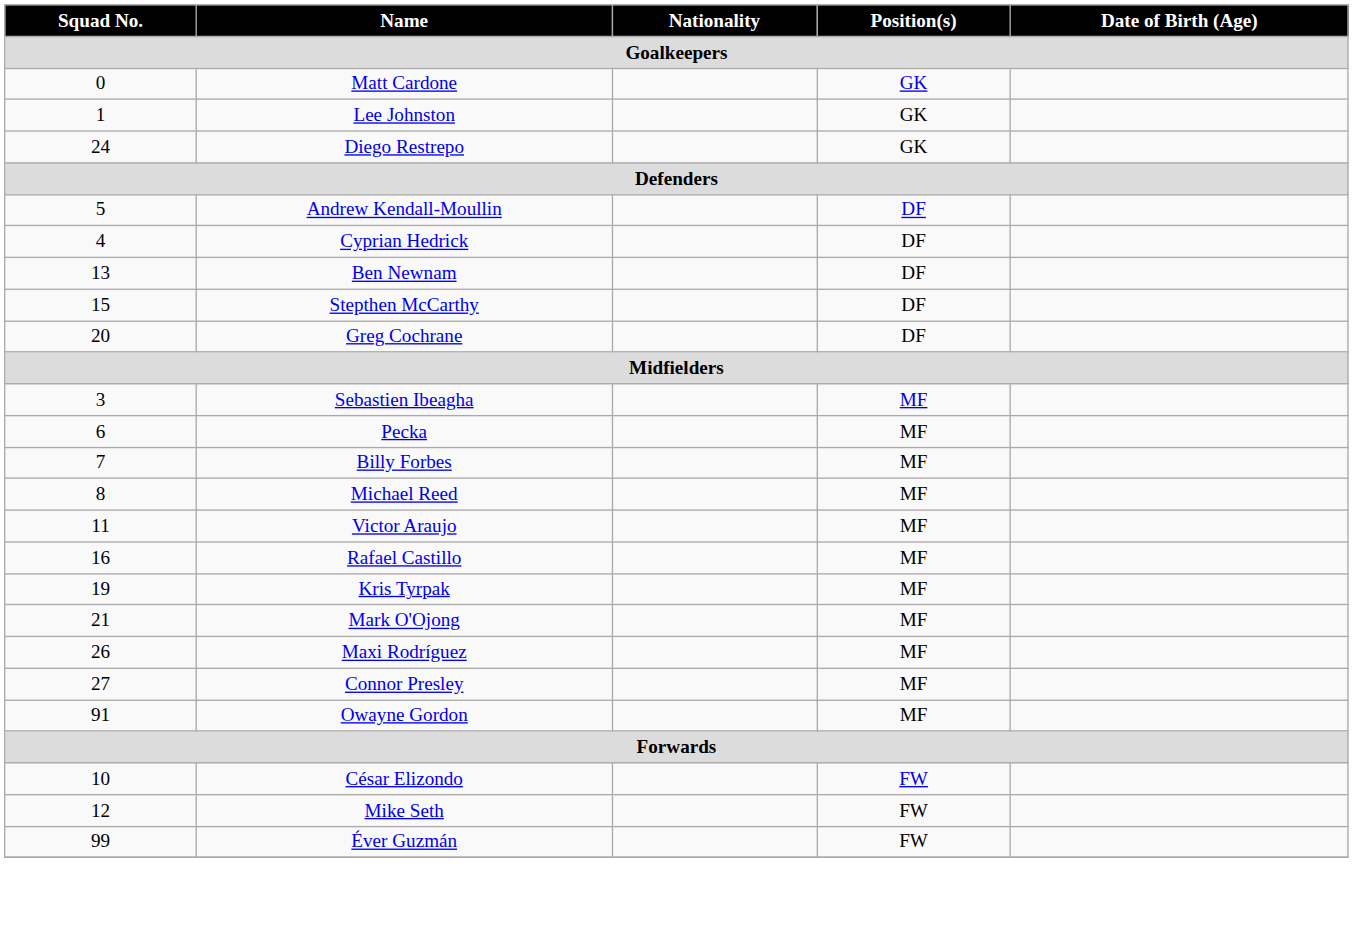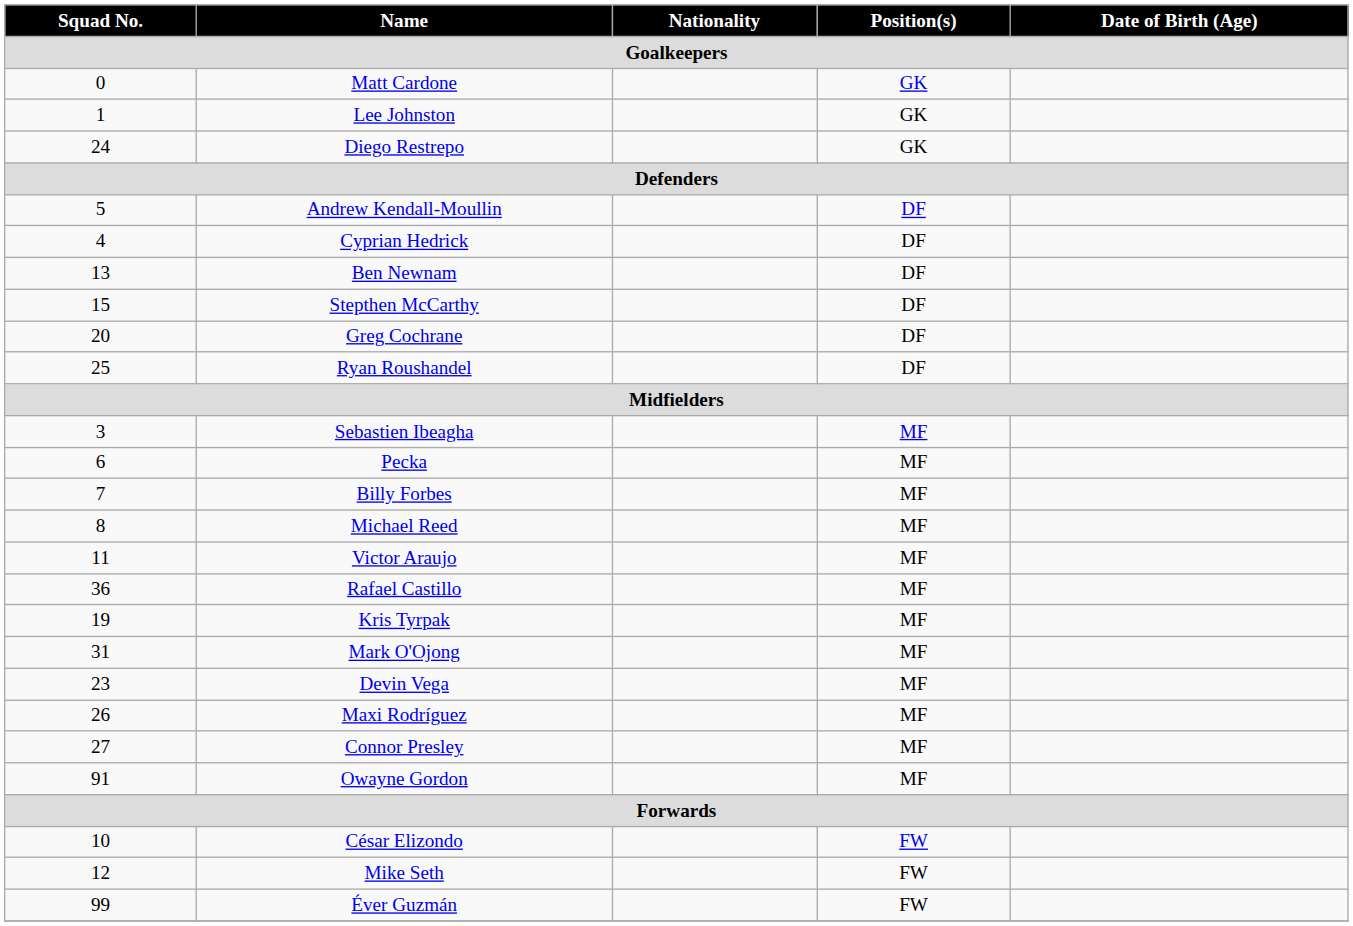+ row: (404, 368)
(100, 557) 16 -> (100, 589) 36
(100, 620) 21 -> (100, 652) 31
+ row: (404, 684)
